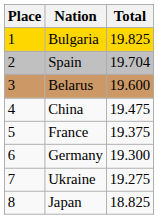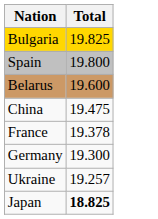- column: (25, 16)
(130, 62) 19.704 -> (90, 62) 19.800
(130, 132) 19.375 -> (90, 132) 19.378
(130, 179) 19.275 -> (90, 179) 19.257
(130, 202) normal -> (90, 202) bold
